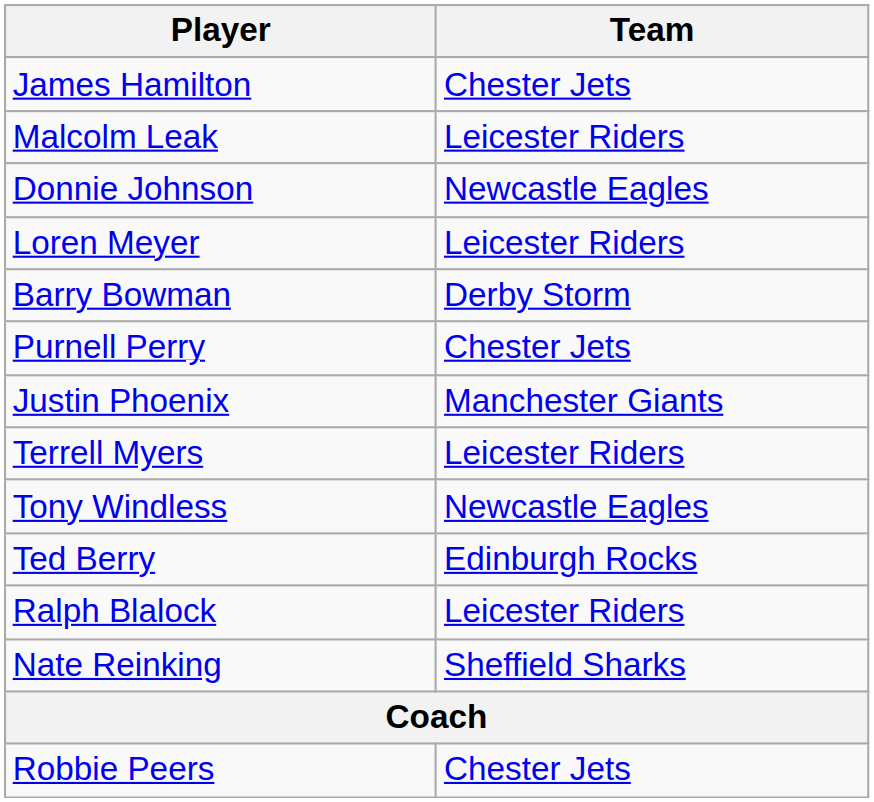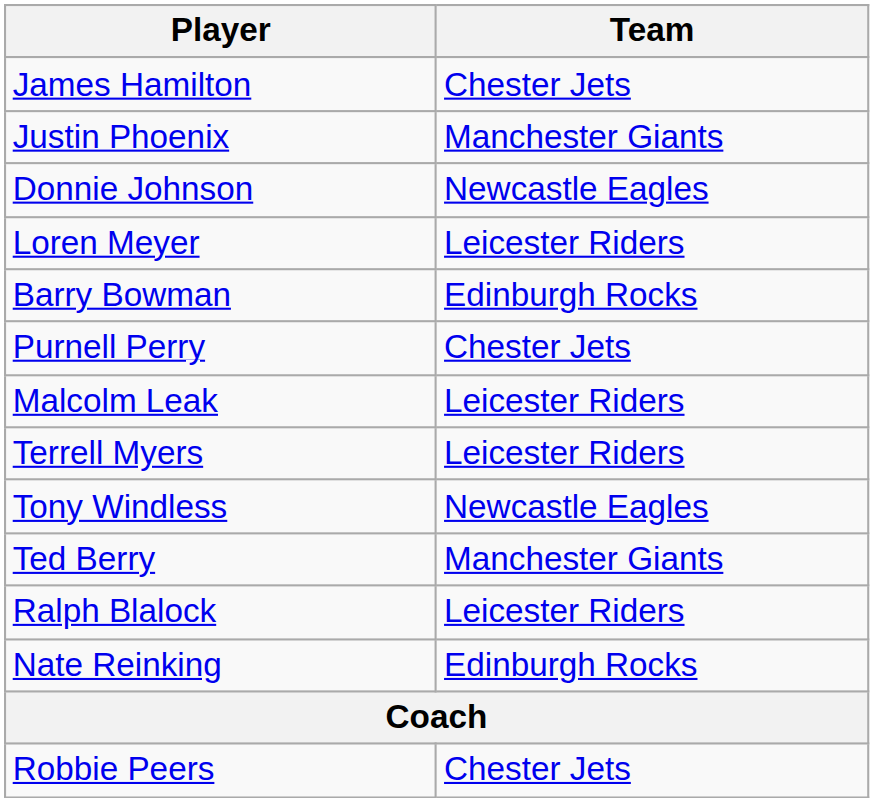rows swapped: (115, 136) <-> (121, 400)
(537, 294) Derby Storm -> (571, 294) Edinburgh Rocks
(571, 558) Edinburgh Rocks -> (584, 558) Manchester Giants
(565, 664) Sheffield Sharks -> (571, 664) Edinburgh Rocks
